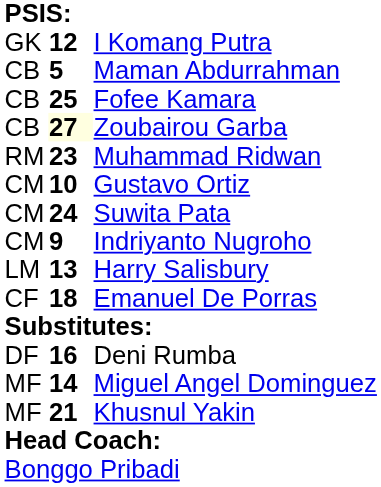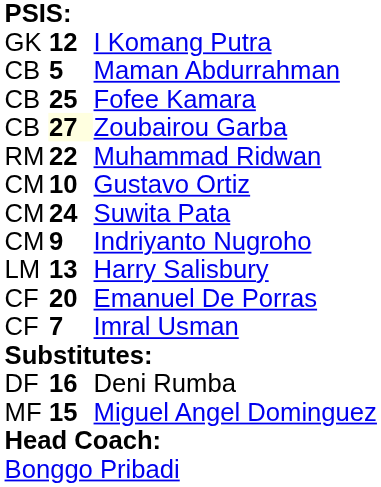(63, 156) 23 -> (63, 156) 22
(63, 298) 18 -> (63, 298) 20
+ row: (166, 327)
(63, 383) 14 -> (63, 412) 15
- row: (174, 412)
